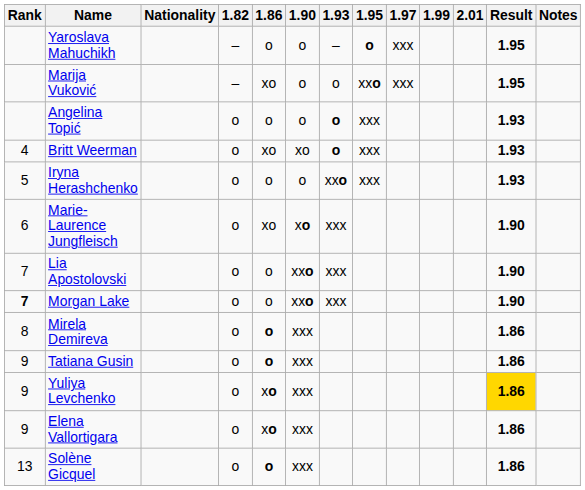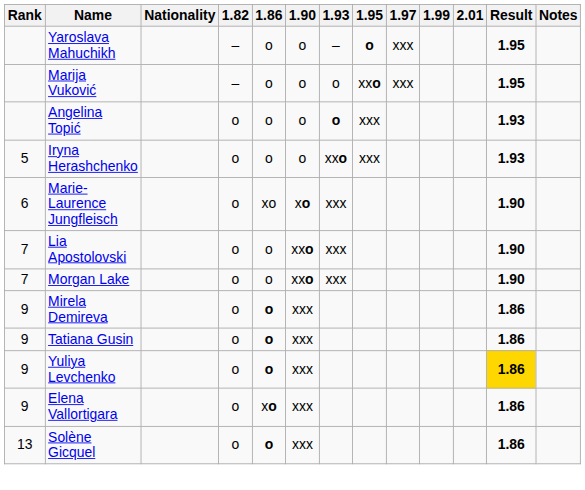(269, 83) xo -> (269, 83) o
- row: (92, 150)
(25, 301) bold -> (25, 279) normal
(25, 331) 8 -> (25, 309) 9
(269, 391) xo -> (269, 369) o
